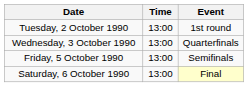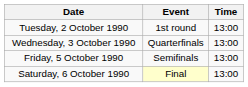columns swapped: (161, 12) <-> (211, 12)
